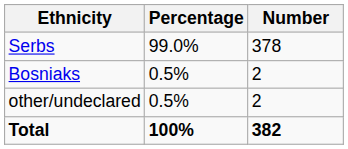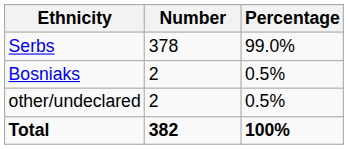columns swapped: (296, 18) <-> (196, 18)
